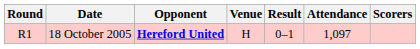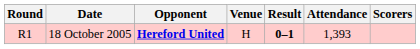(285, 33) normal -> (285, 33) bold
(337, 33) 1,097 -> (337, 33) 1,393
